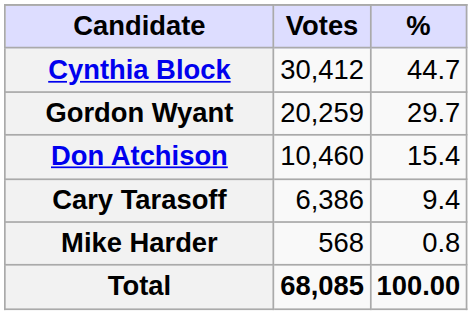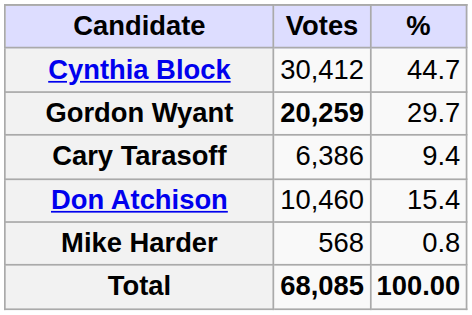(322, 112) normal -> (322, 112) bold
rows swapped: (139, 156) <-> (139, 199)
